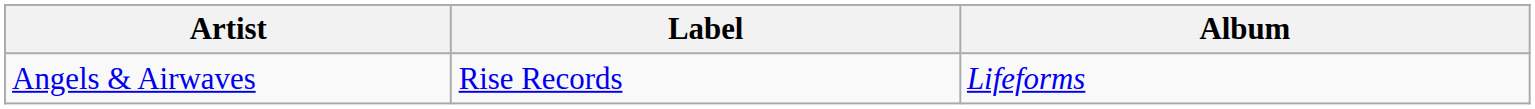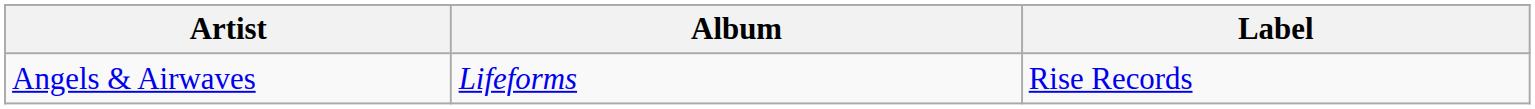columns swapped: (1245, 28) <-> (706, 28)
